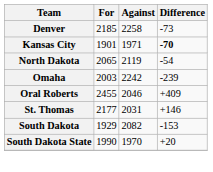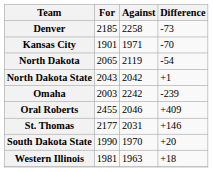(166, 45) bold -> (167, 45) normal
+ row: (49, 77)
- row: (49, 126)
+ row: (49, 158)
